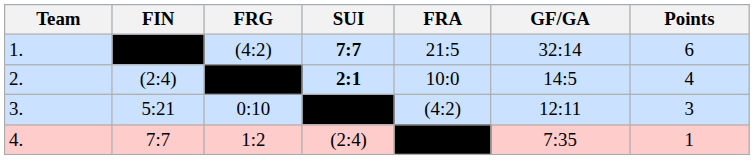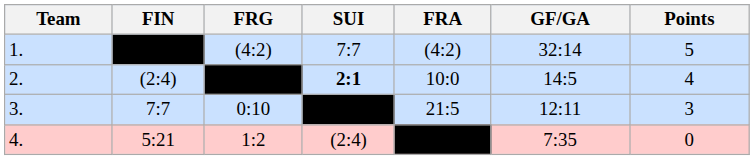(349, 49) bold -> (349, 49) normal
(443, 49) 21:5 -> (443, 49) (4:2)
(689, 49) 6 -> (689, 49) 5
(158, 109) 5:21 -> (158, 109) 7:7
(443, 109) (4:2) -> (443, 109) 21:5
(158, 139) 7:7 -> (158, 139) 5:21
(689, 139) 1 -> (689, 139) 0
